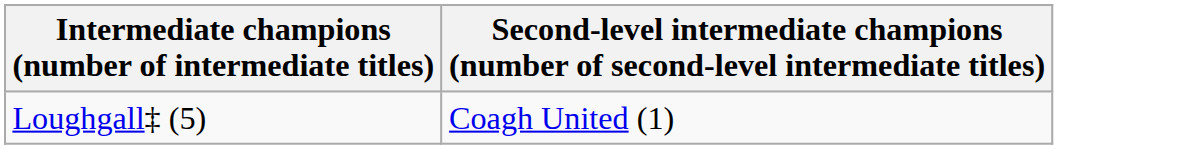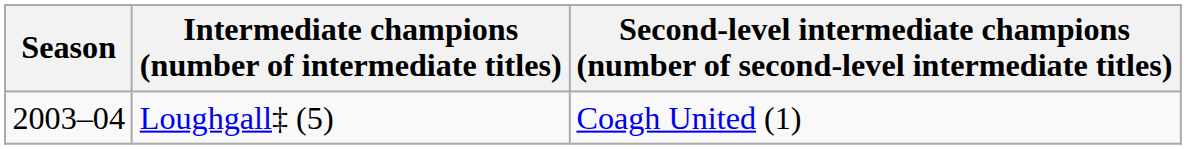+ column: (69, 48)
